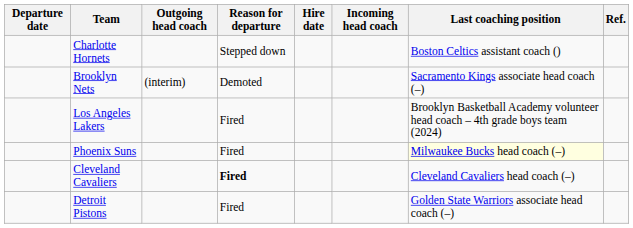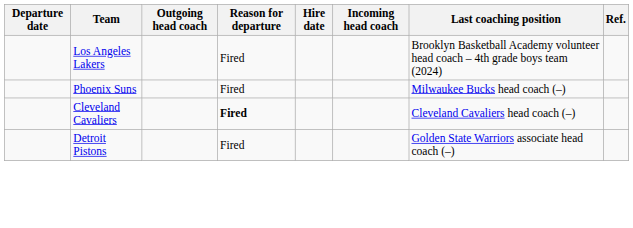- row: (95, 51)
- row: (95, 82)
(488, 151) lightyellow background -> (489, 89) no background
